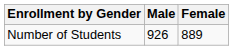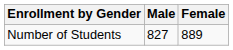(158, 34) 926 -> (158, 34) 827
